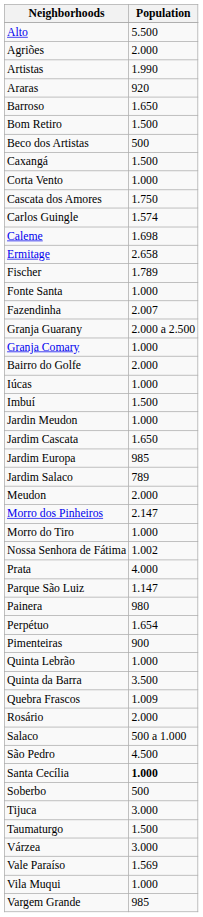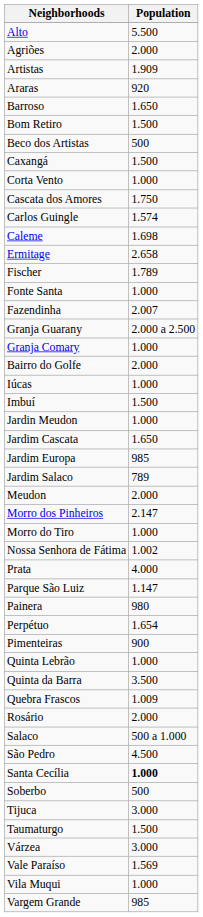(145, 69) 1.990 -> (145, 69) 1.909
